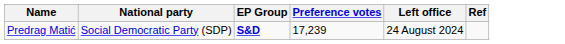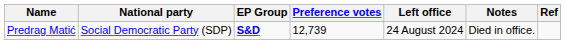+ column: (502, 13)
(309, 30) 17,239 -> (309, 30) 12,739
